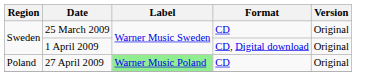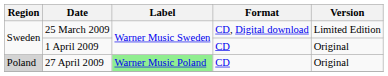(223, 29) CD -> (262, 29) CD, Digital download
(331, 29) Original -> (347, 29) Limited Edition
(262, 46) CD, Digital download -> (223, 46) CD
(21, 63) no background -> (21, 63) lightgrey background
